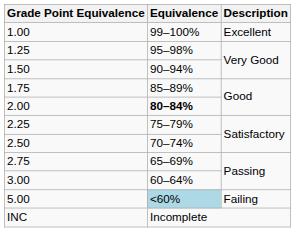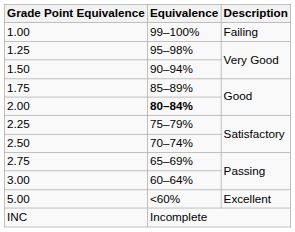(247, 32) Excellent -> (241, 32) Failing
(165, 198) lightblue background -> (165, 198) no background
(241, 198) Failing -> (247, 198) Excellent
